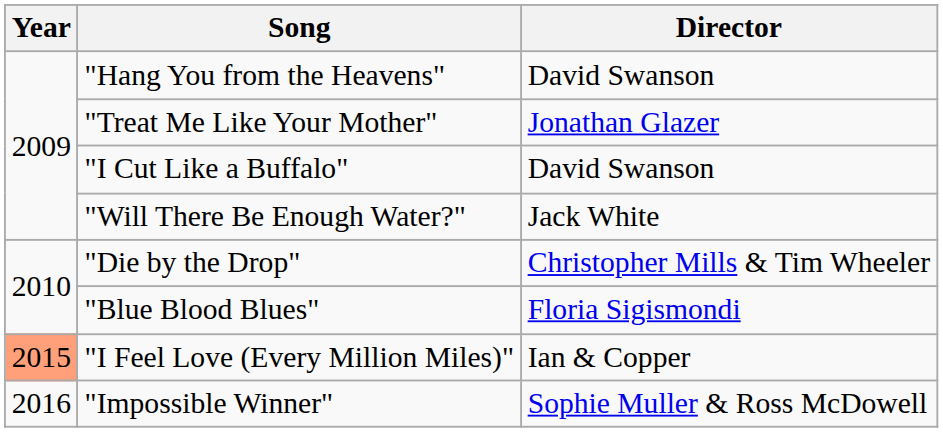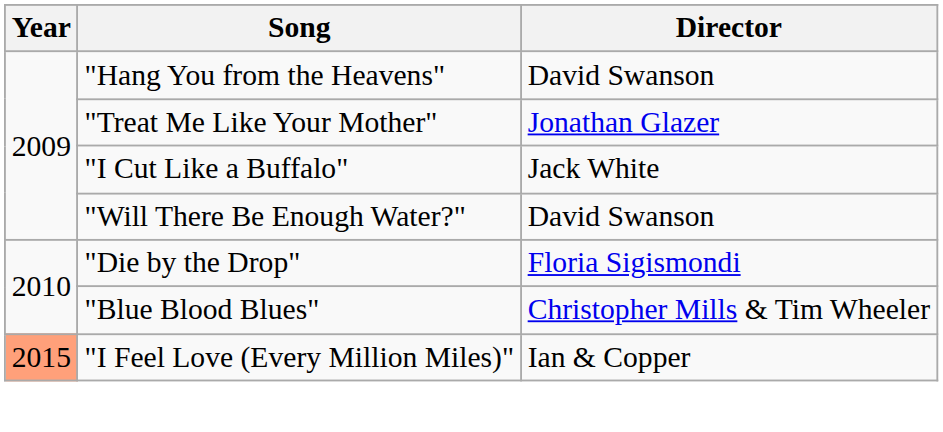(621, 168) David Swanson -> (594, 168) Jack White
(594, 215) Jack White -> (621, 215) David Swanson
(729, 262) Christopher Mills & Tim Wheeler -> (634, 262) Floria Sigismondi
(634, 309) Floria Sigismondi -> (729, 309) Christopher Mills & Tim Wheeler
- row: (209, 403)
